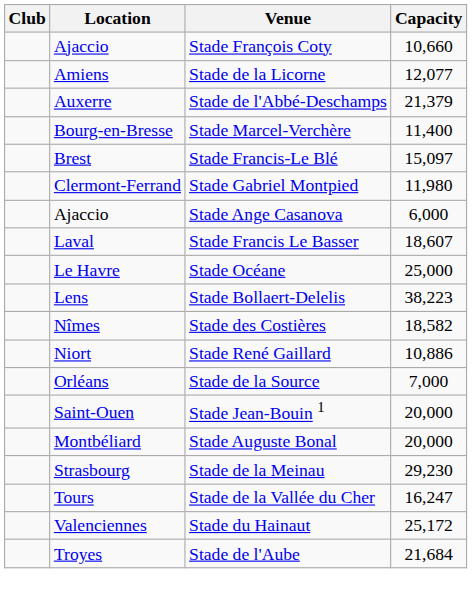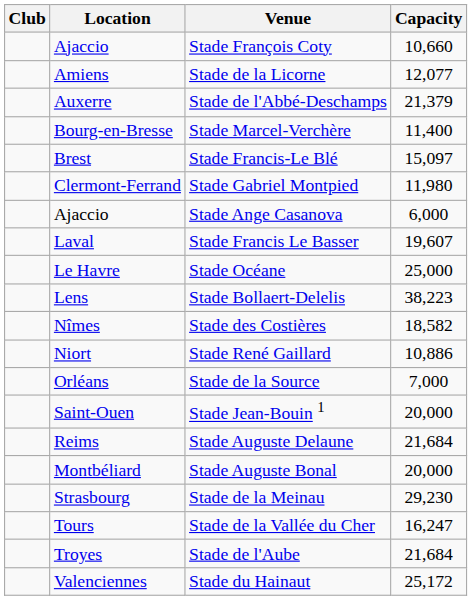(429, 241) 18,607 -> (429, 241) 19,607
+ row: (271, 441)
rows swapped: (244, 553) <-> (250, 525)
